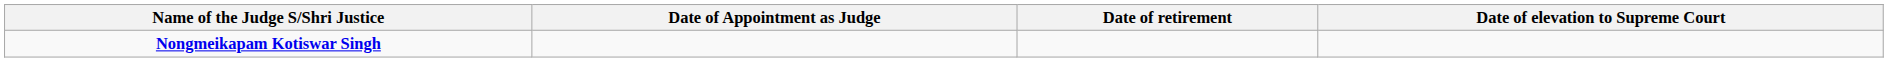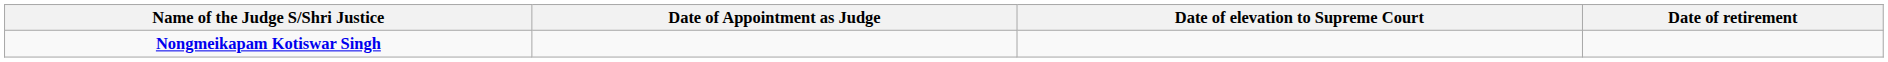columns swapped: (1601, 17) <-> (1167, 17)
